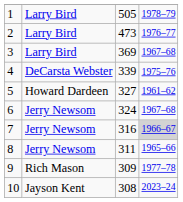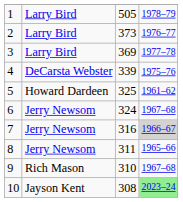(127, 33) 473 -> (127, 33) 373
(159, 52) 1967–68 -> (159, 52) 1977–78
(127, 91) 327 -> (127, 91) 325
(127, 168) 309 -> (127, 168) 310
(159, 168) 1977–78 -> (159, 168) 1967–68
(159, 187) no background -> (159, 187) lightgreen background
